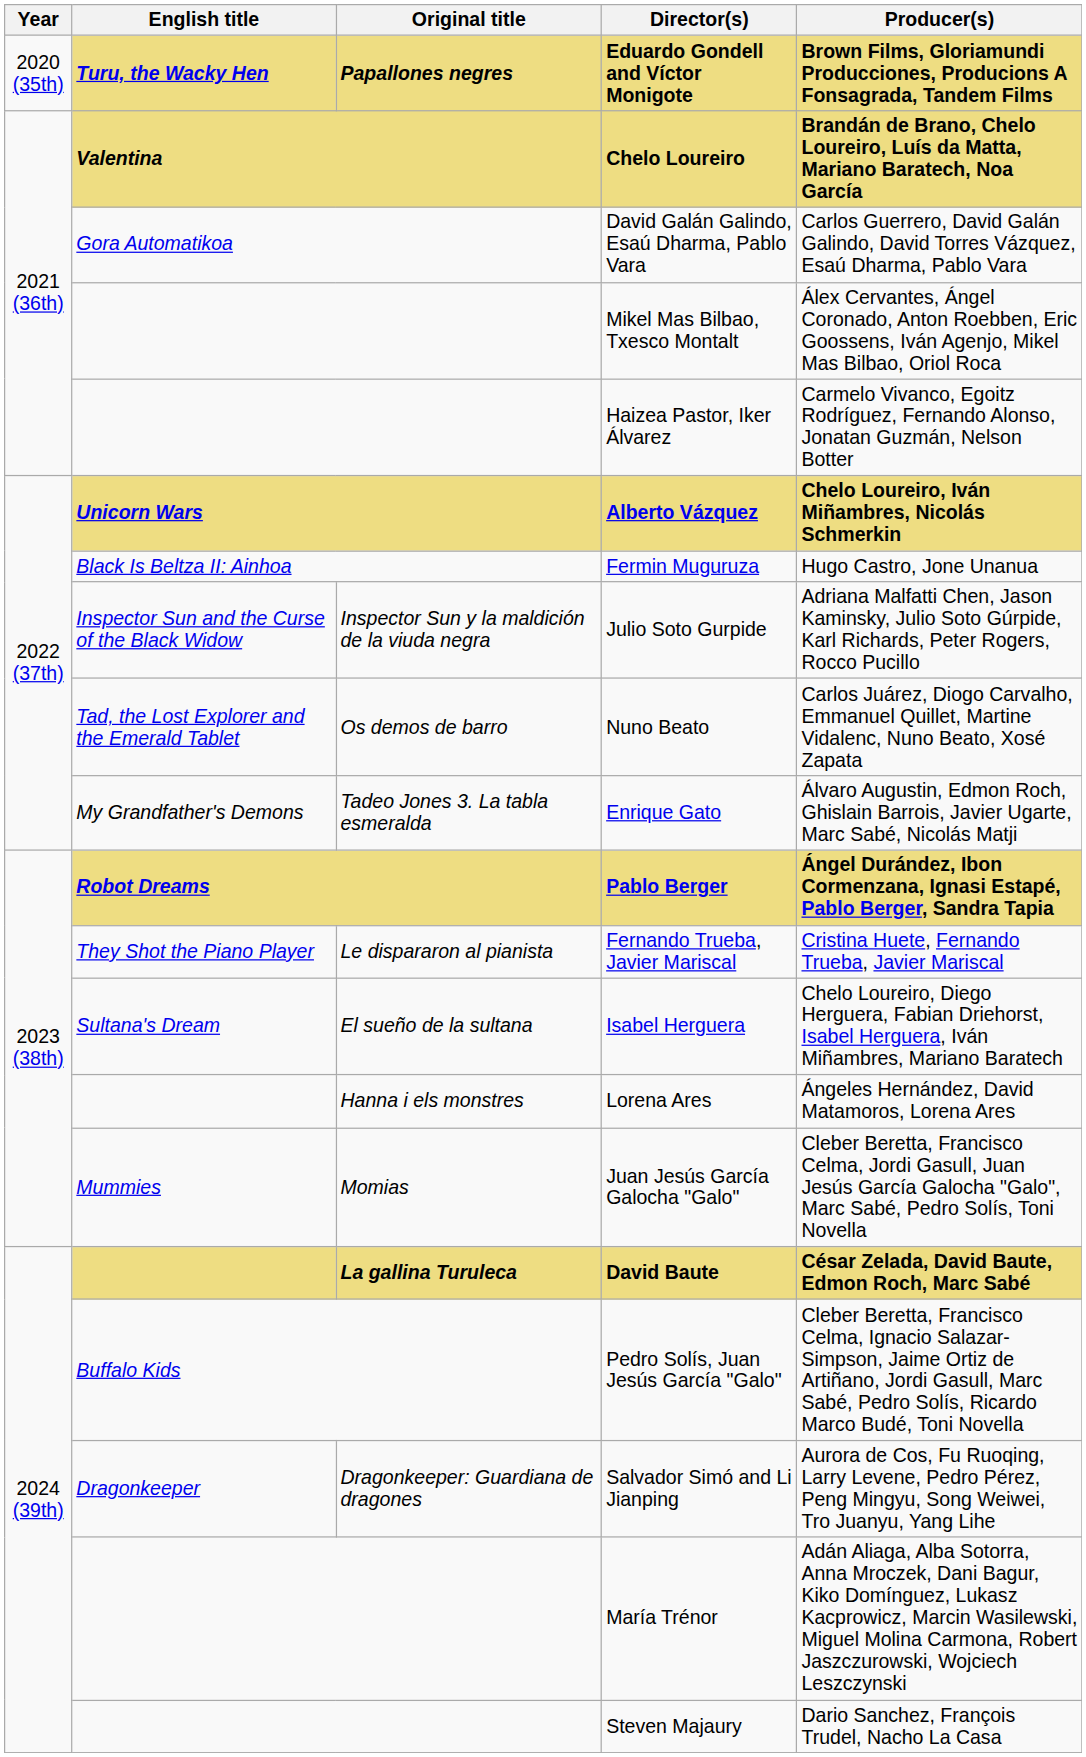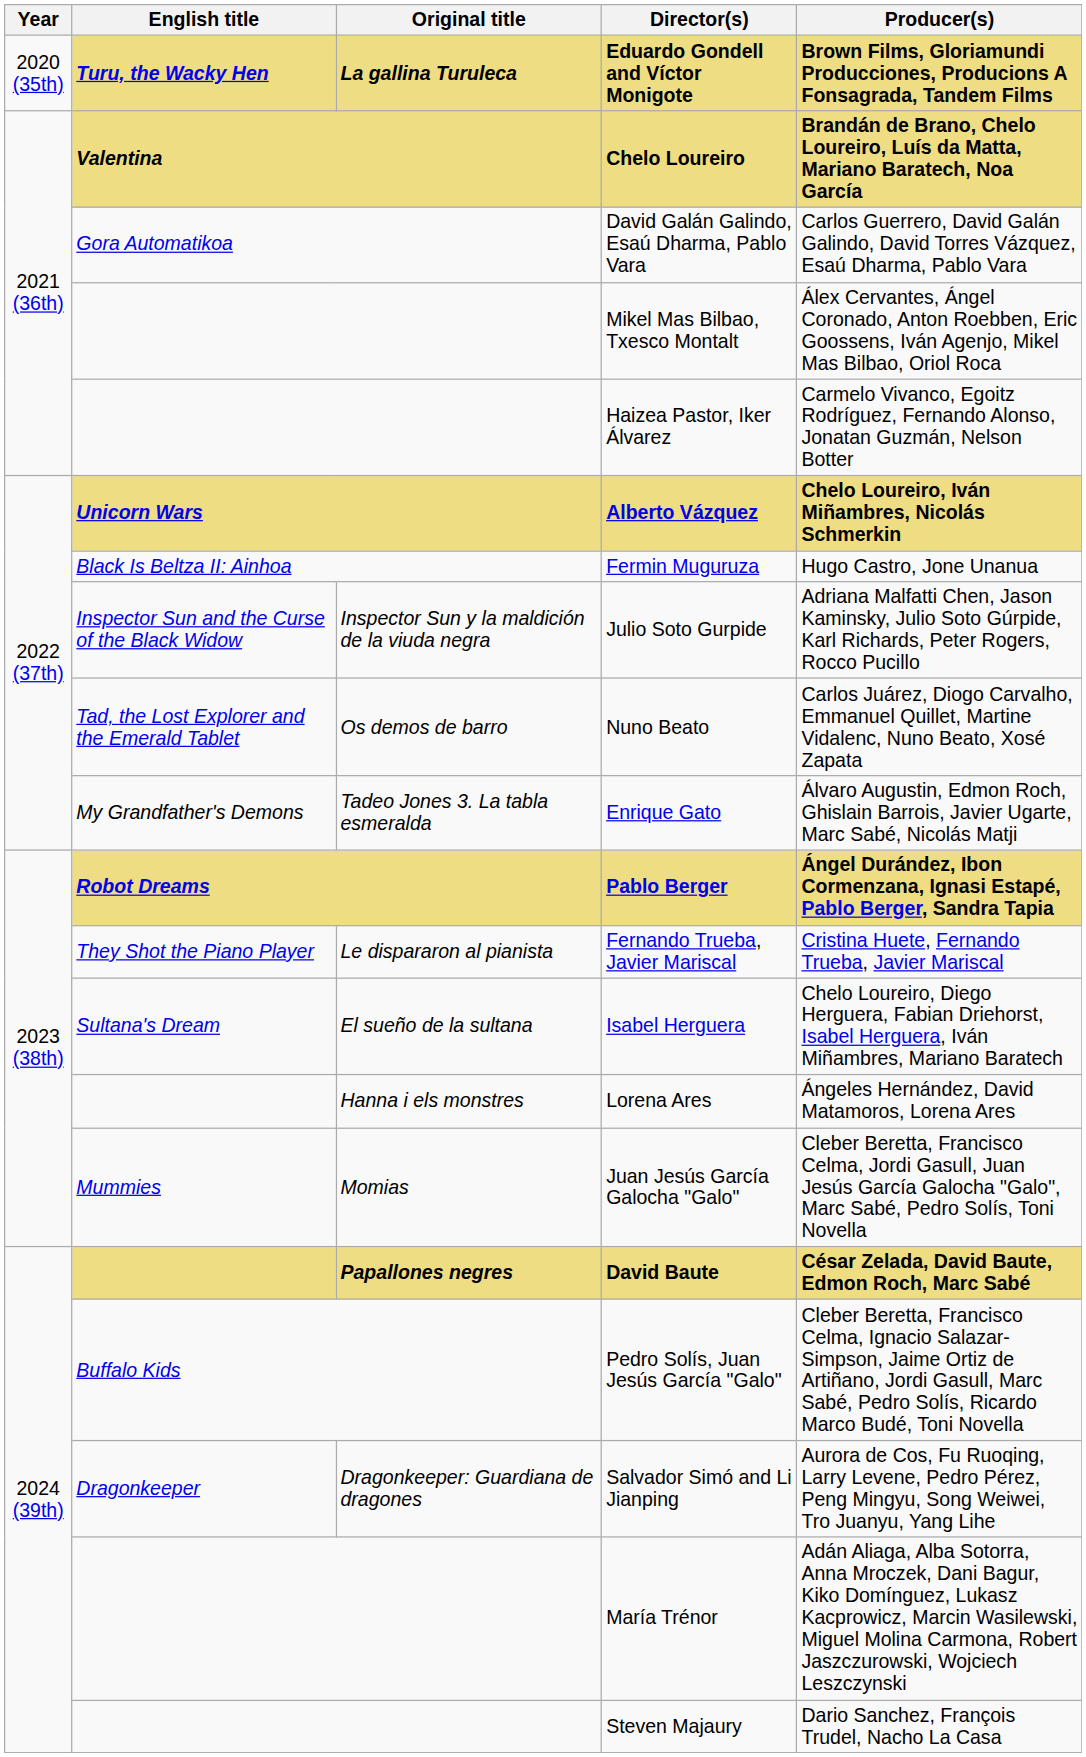(427, 72) Papallones negres -> (429, 72) La gallina Turuleca
(429, 1272) La gallina Turuleca -> (427, 1272) Papallones negres
